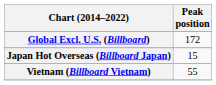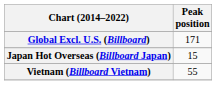(192, 39) 172 -> (192, 39) 171
